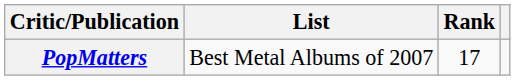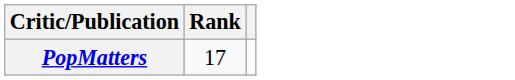- column: (311, 22)
